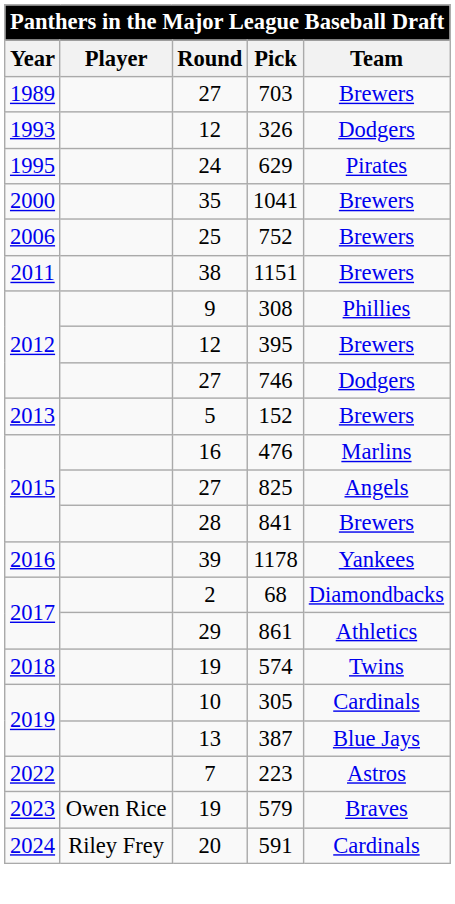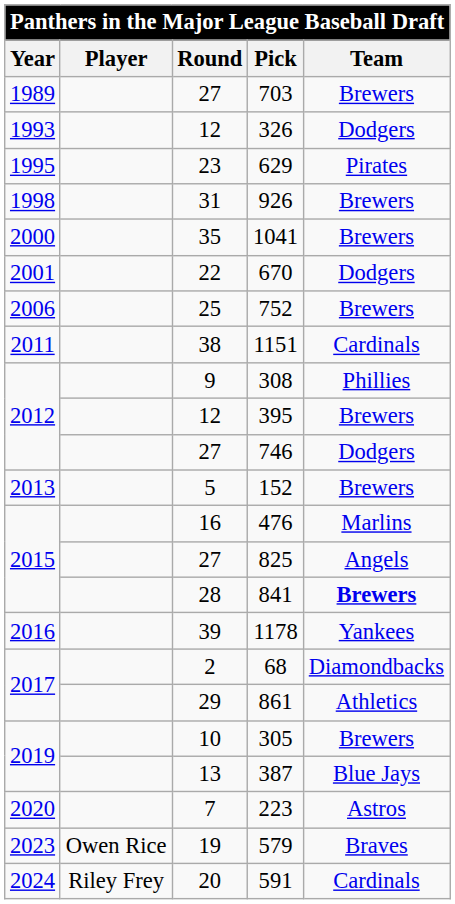(210, 165) 24 -> (210, 165) 23
+ row: (276, 201)
+ row: (276, 272)
(376, 272) Brewers -> (376, 344) Cardinals
(376, 523) normal -> (376, 594) bold
- row: (276, 666)
(376, 702) Cardinals -> (376, 737) Brewers
(33, 773) 2022 -> (33, 809) 2020
